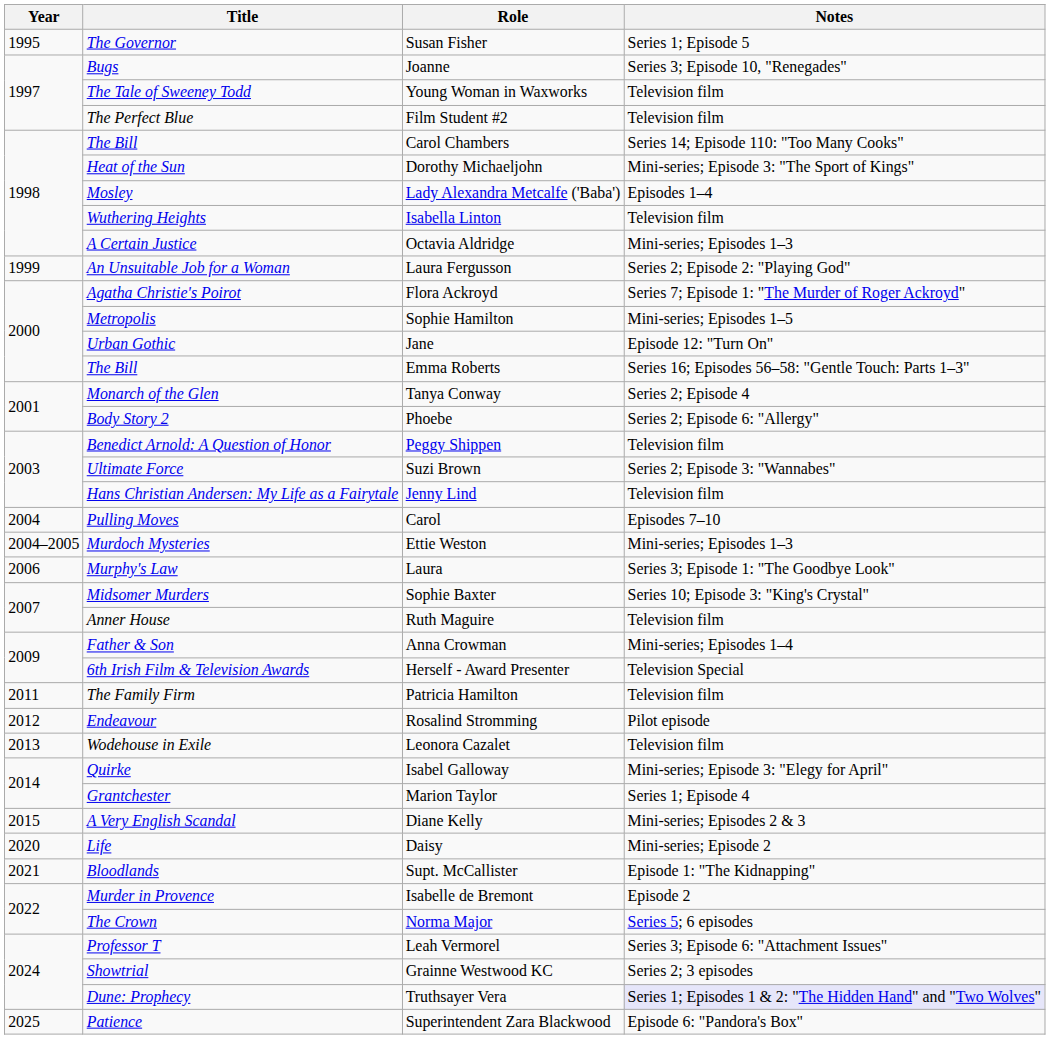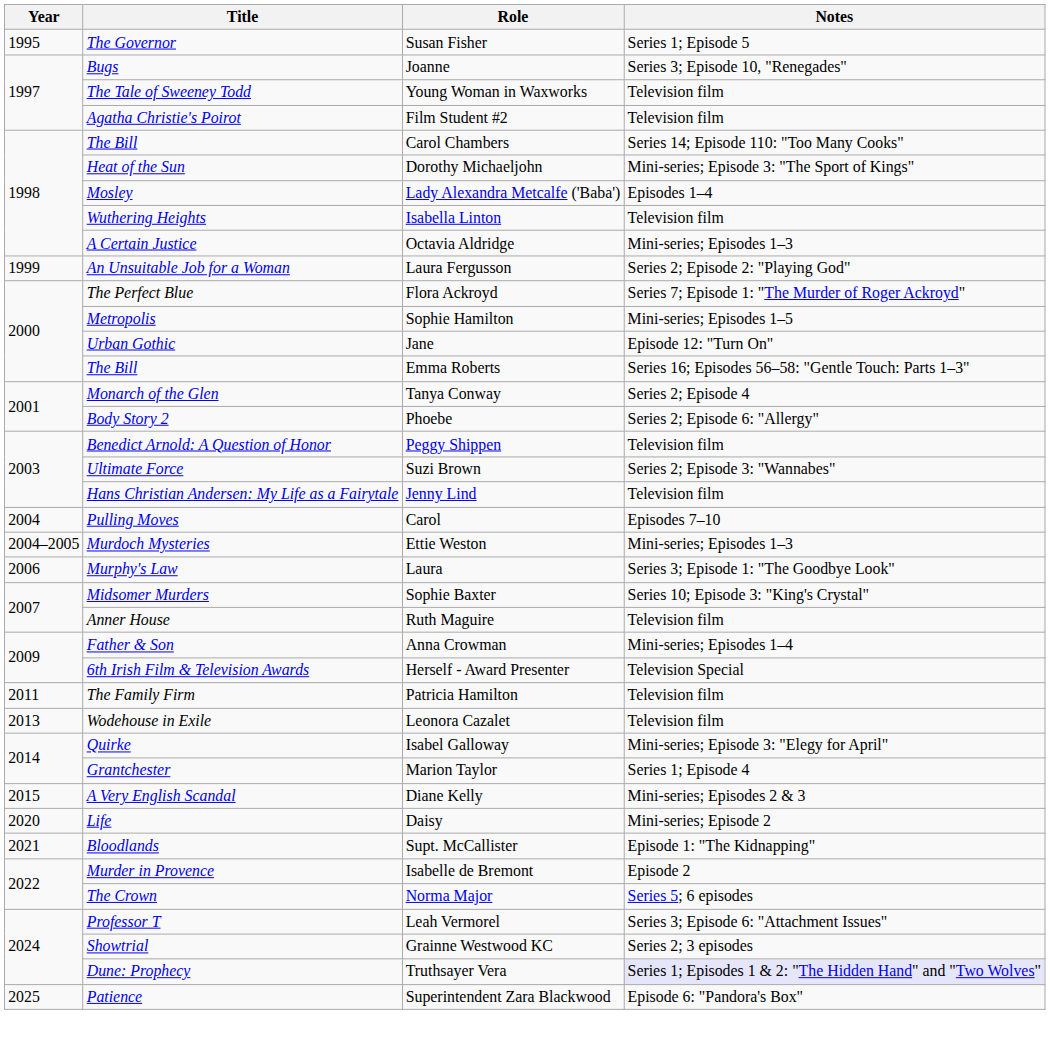(140, 117) The Perfect Blue -> (164, 117) Agatha Christie's Poirot
(164, 293) Agatha Christie's Poirot -> (140, 293) The Perfect Blue
- row: (471, 720)
